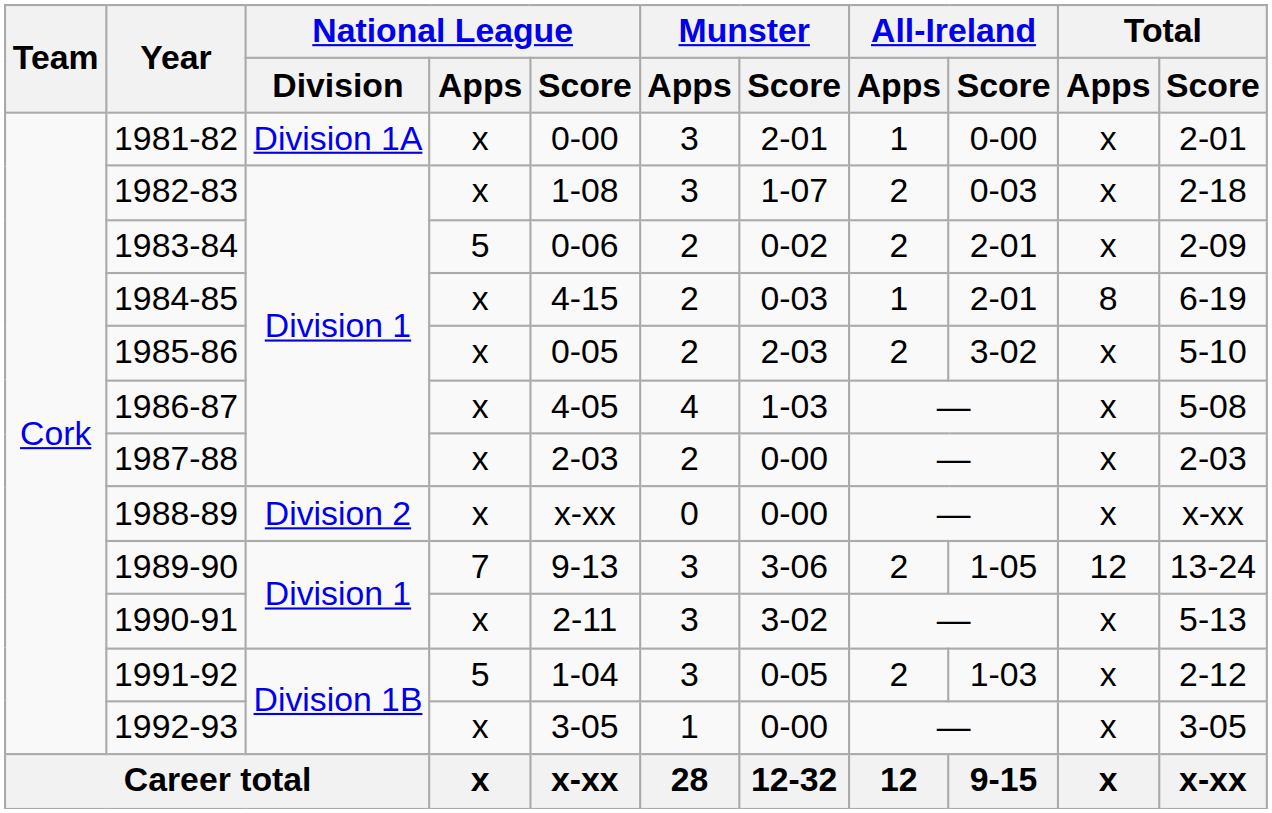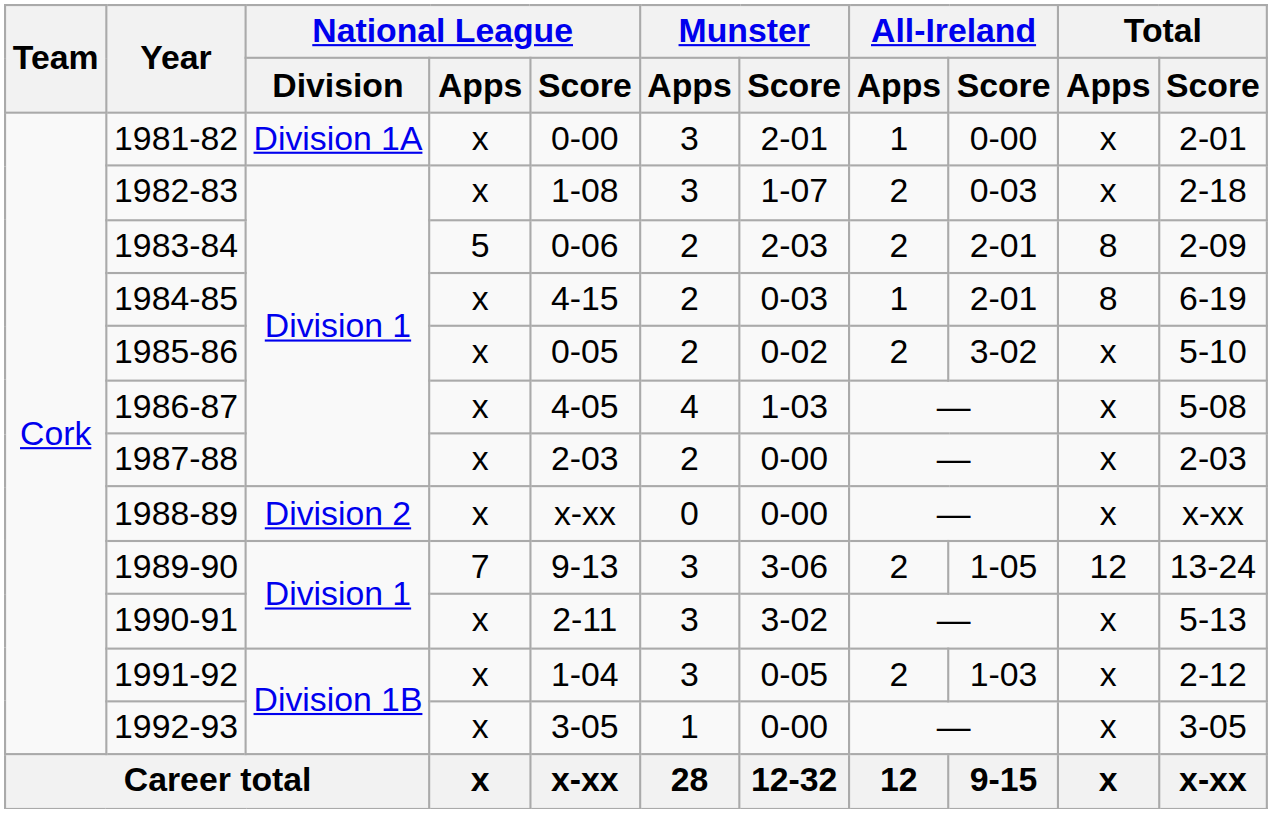(794, 245) 0-02 -> (794, 245) 2-03
(1108, 245) x -> (1108, 245) 8
(794, 352) 2-03 -> (794, 352) 0-02
(480, 673) 5 -> (480, 673) x
